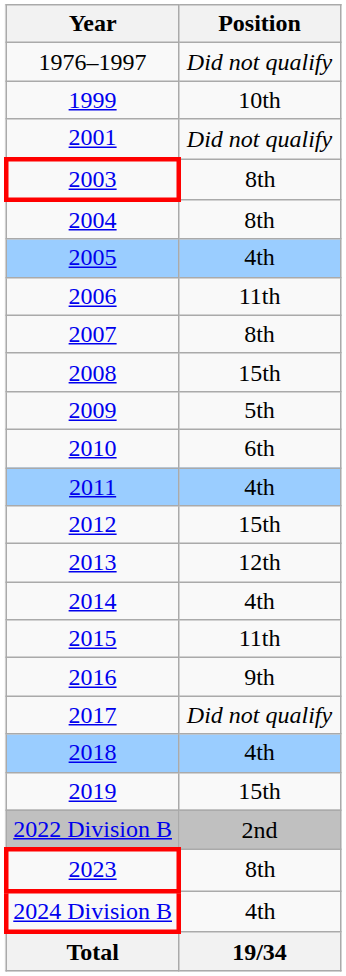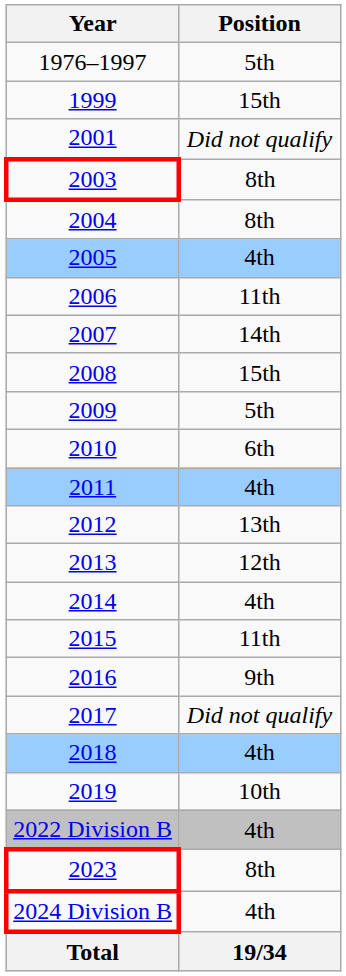(260, 61) Did not qualify -> (260, 61) 5th
(260, 99) 10th -> (260, 99) 15th
(260, 334) 8th -> (260, 334) 14th
(260, 524) 15th -> (260, 524) 13th
(260, 790) 15th -> (260, 790) 10th
(260, 829) 2nd -> (260, 829) 4th
